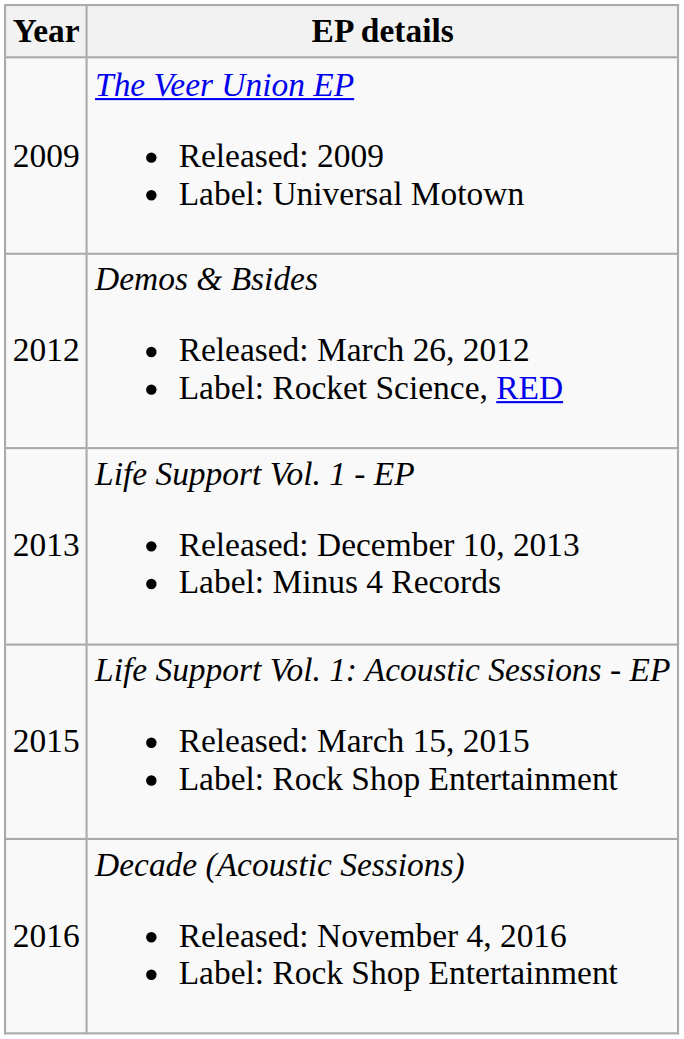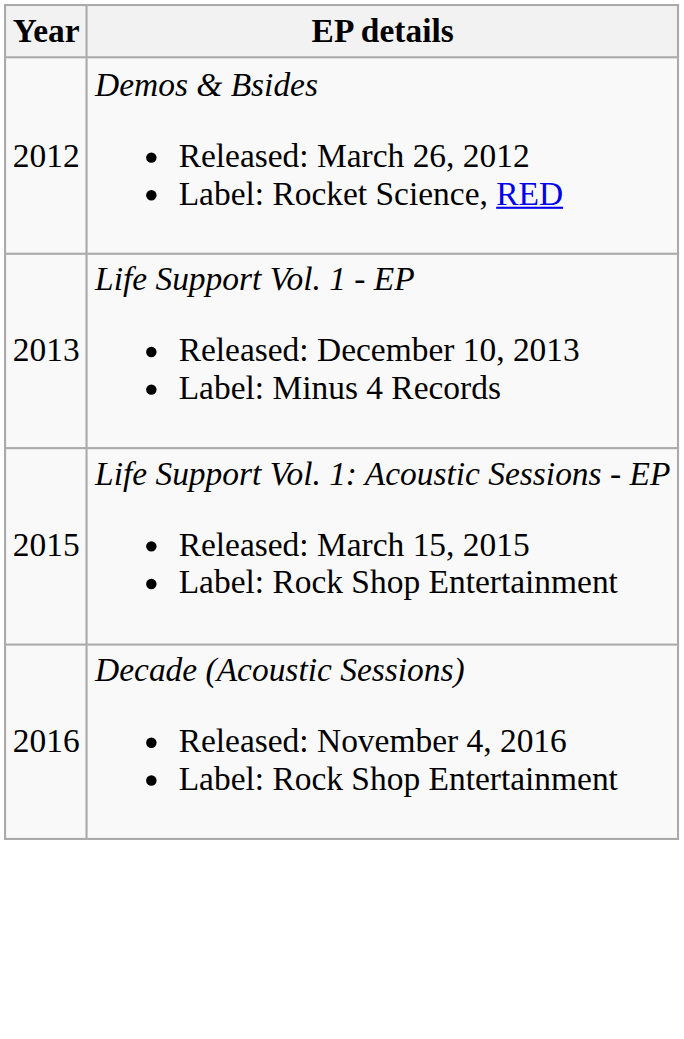- row: (383, 139)
